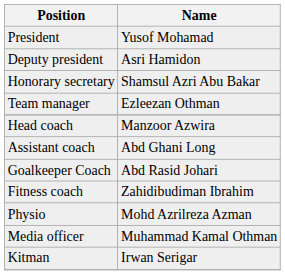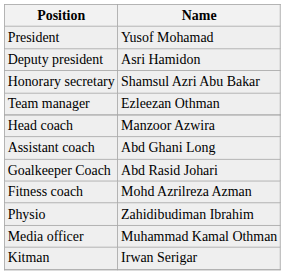(187, 192) Zahidibudiman Ibrahim -> (186, 192) Mohd Azrilreza Azman
(186, 214) Mohd Azrilreza Azman -> (187, 214) Zahidibudiman Ibrahim
